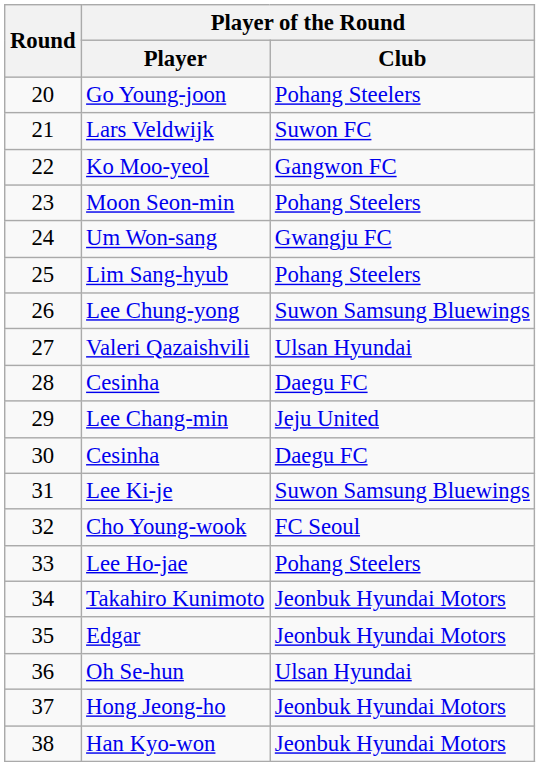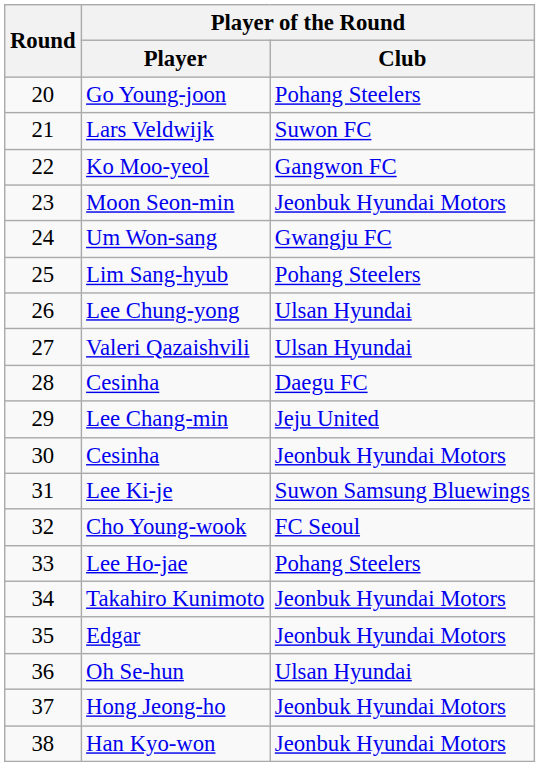(348, 202) Pohang Steelers -> (390, 202) Jeonbuk Hyundai Motors
(402, 310) Suwon Samsung Bluewings -> (343, 310) Ulsan Hyundai
(321, 454) Daegu FC -> (390, 454) Jeonbuk Hyundai Motors
